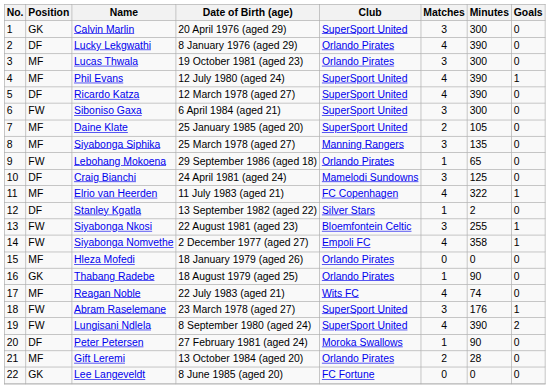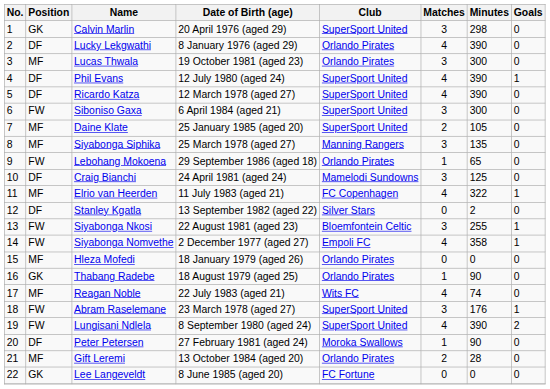(478, 29) 300 -> (478, 29) 298
(36, 78) MF -> (35, 78) DF
(444, 210) 1 -> (444, 210) 0
